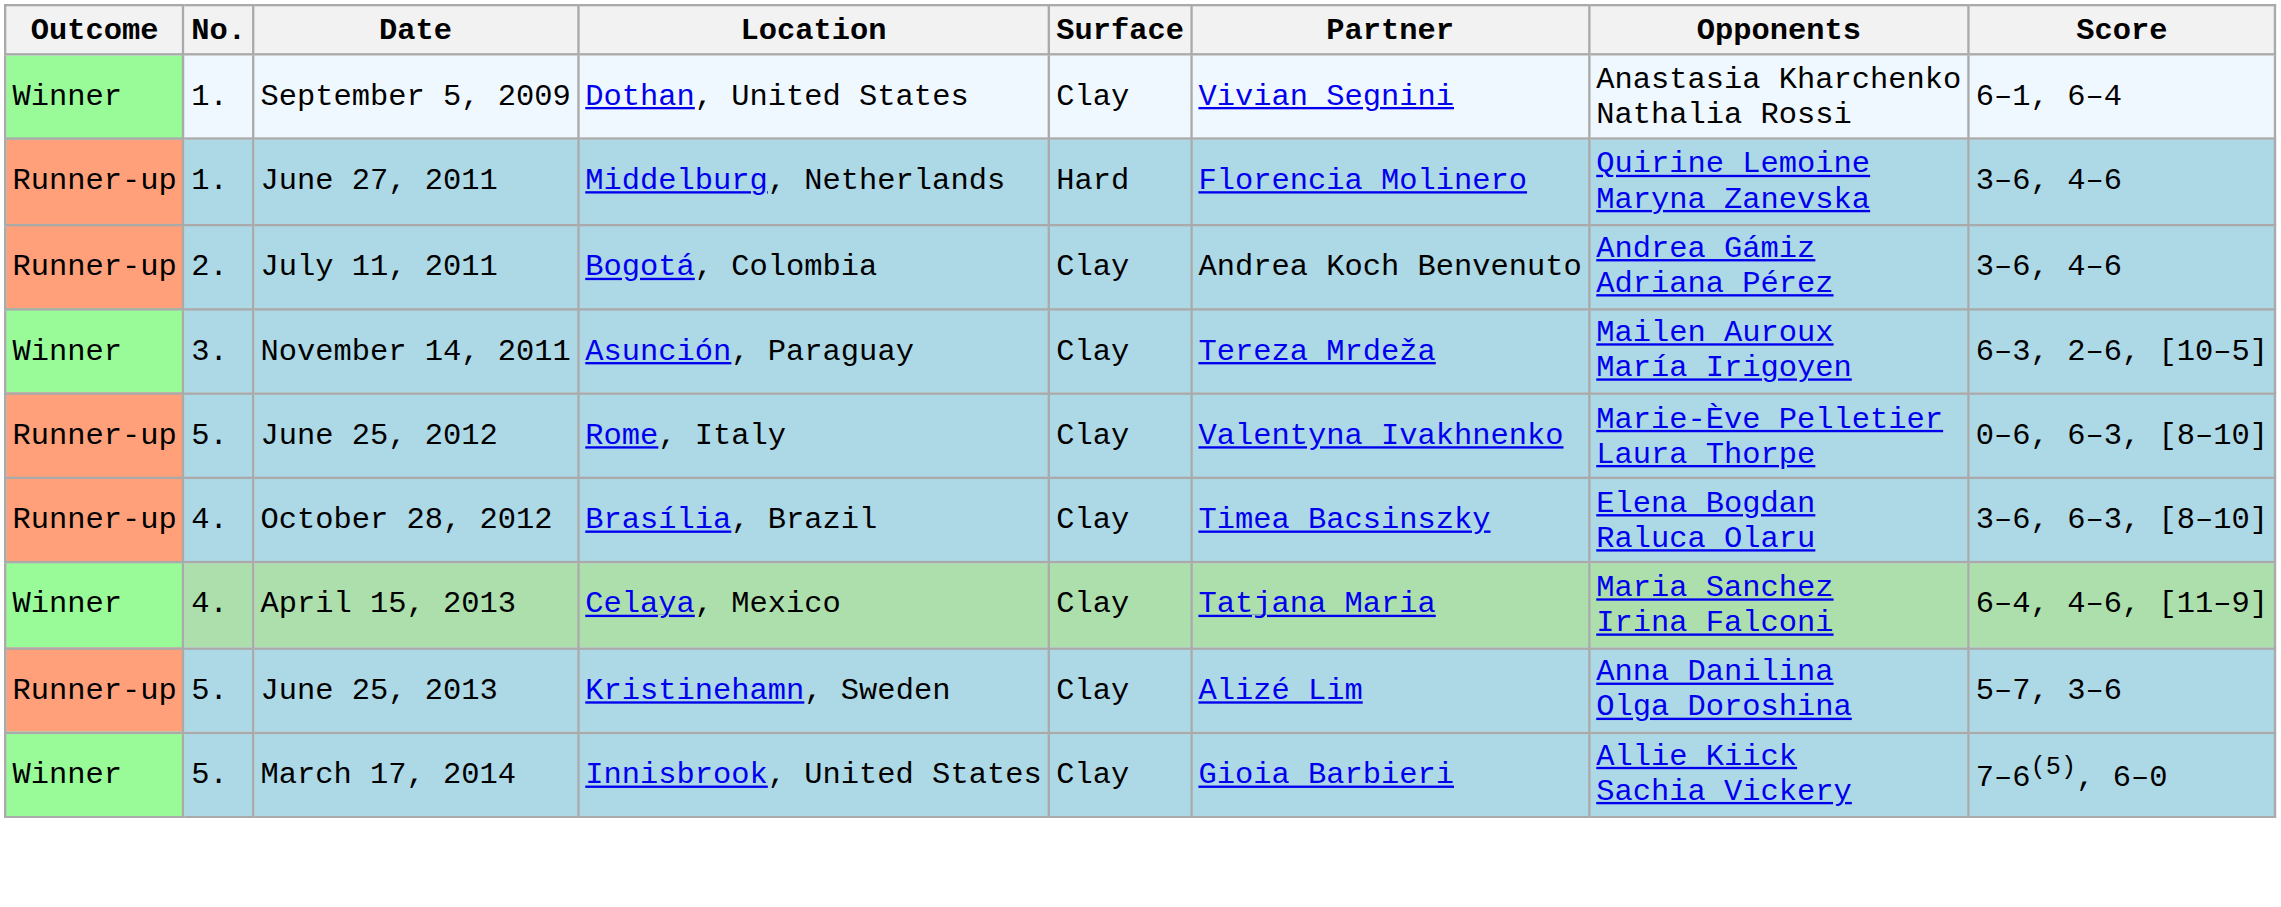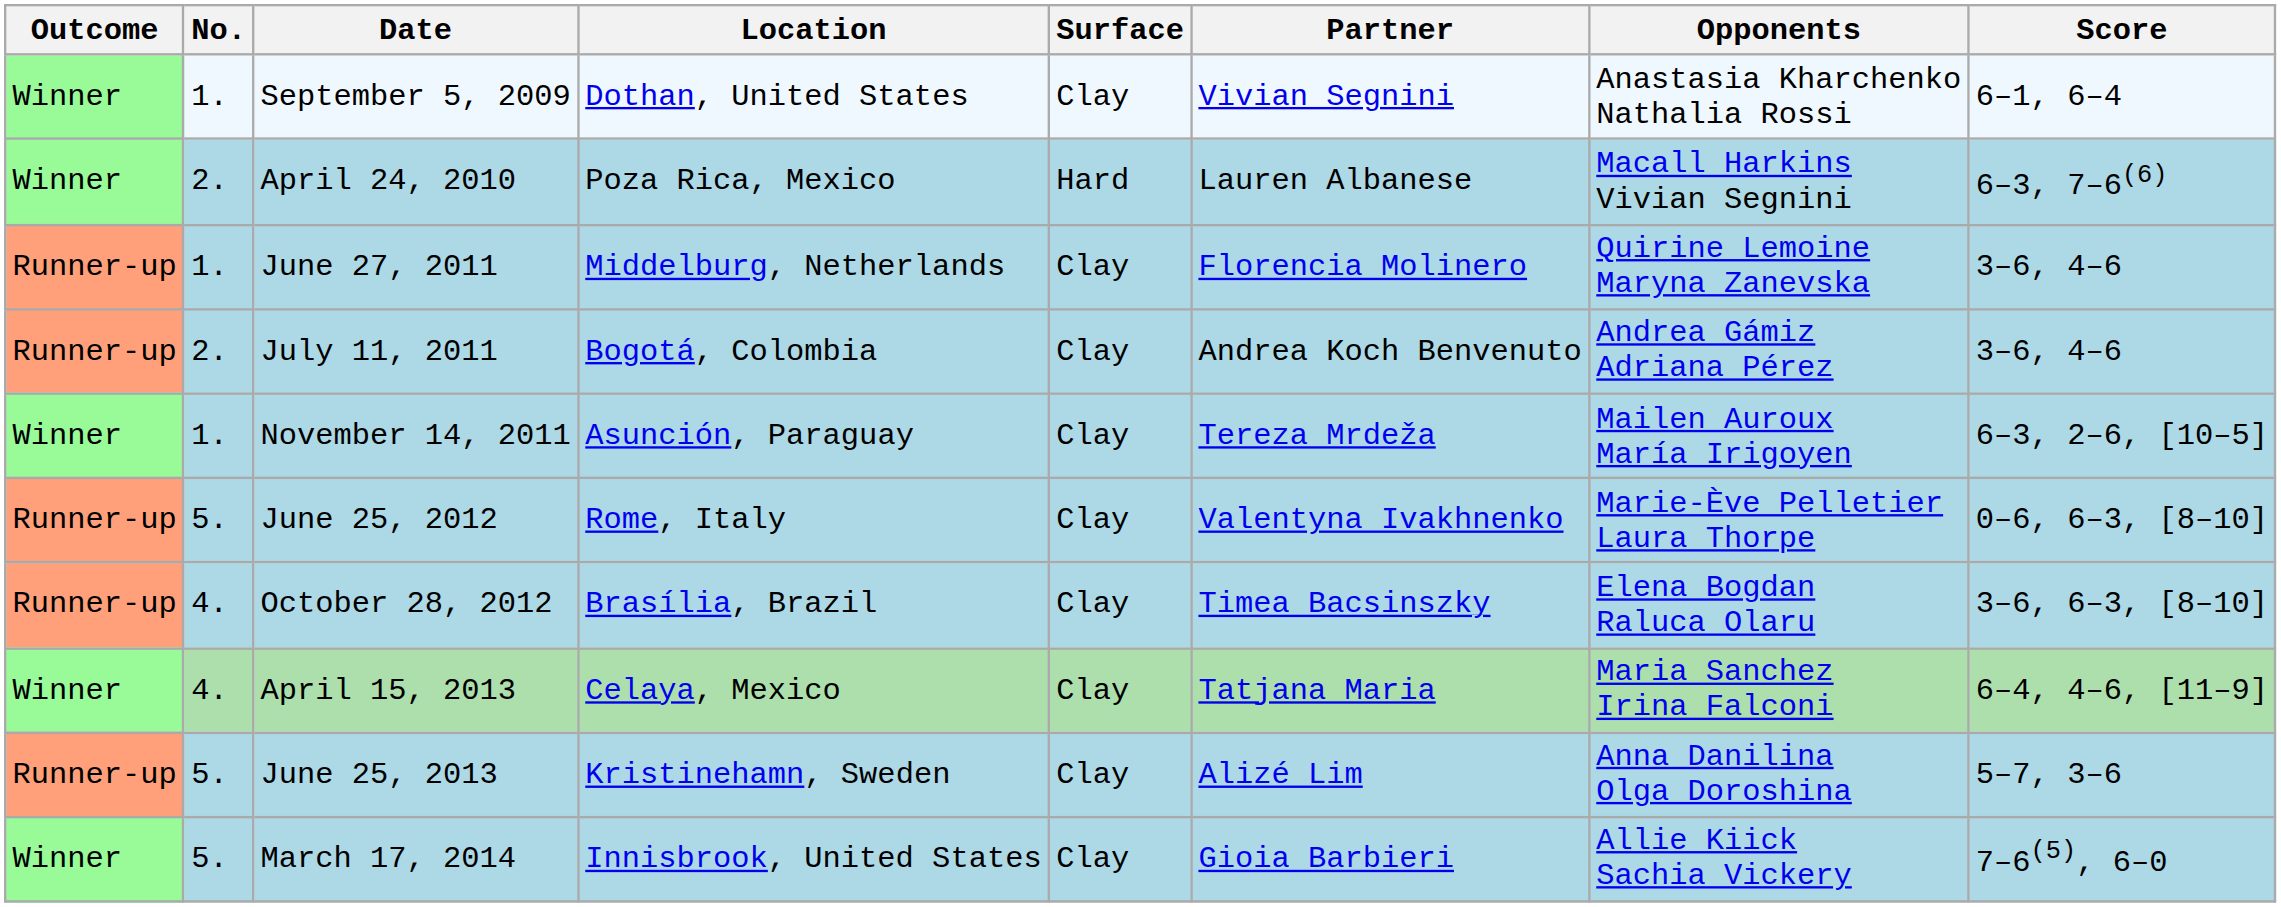+ row: (388, 182)
(1093, 182) Hard -> (1093, 266) Clay
(209, 351) 3. -> (209, 436) 1.
